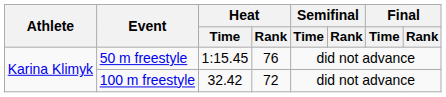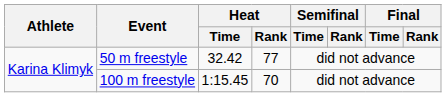(225, 59) 1:15.45 -> (225, 59) 32.42
(271, 59) 76 -> (271, 59) 77
(225, 81) 32.42 -> (225, 81) 1:15.45
(271, 81) 72 -> (271, 81) 70
